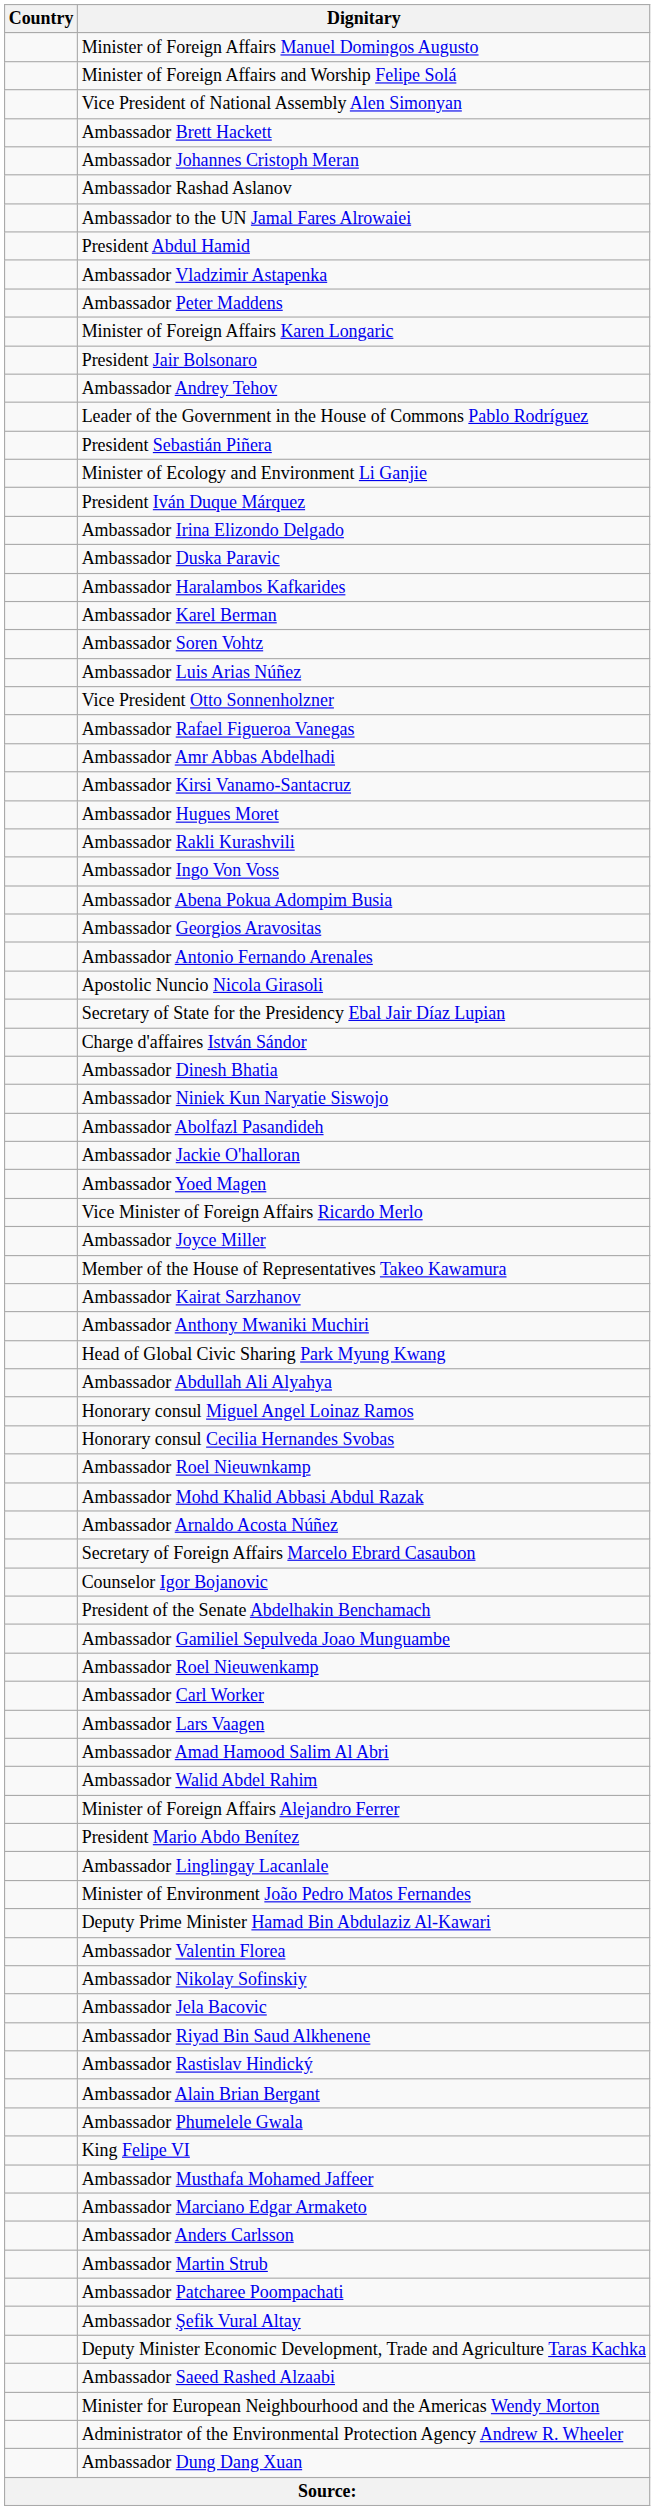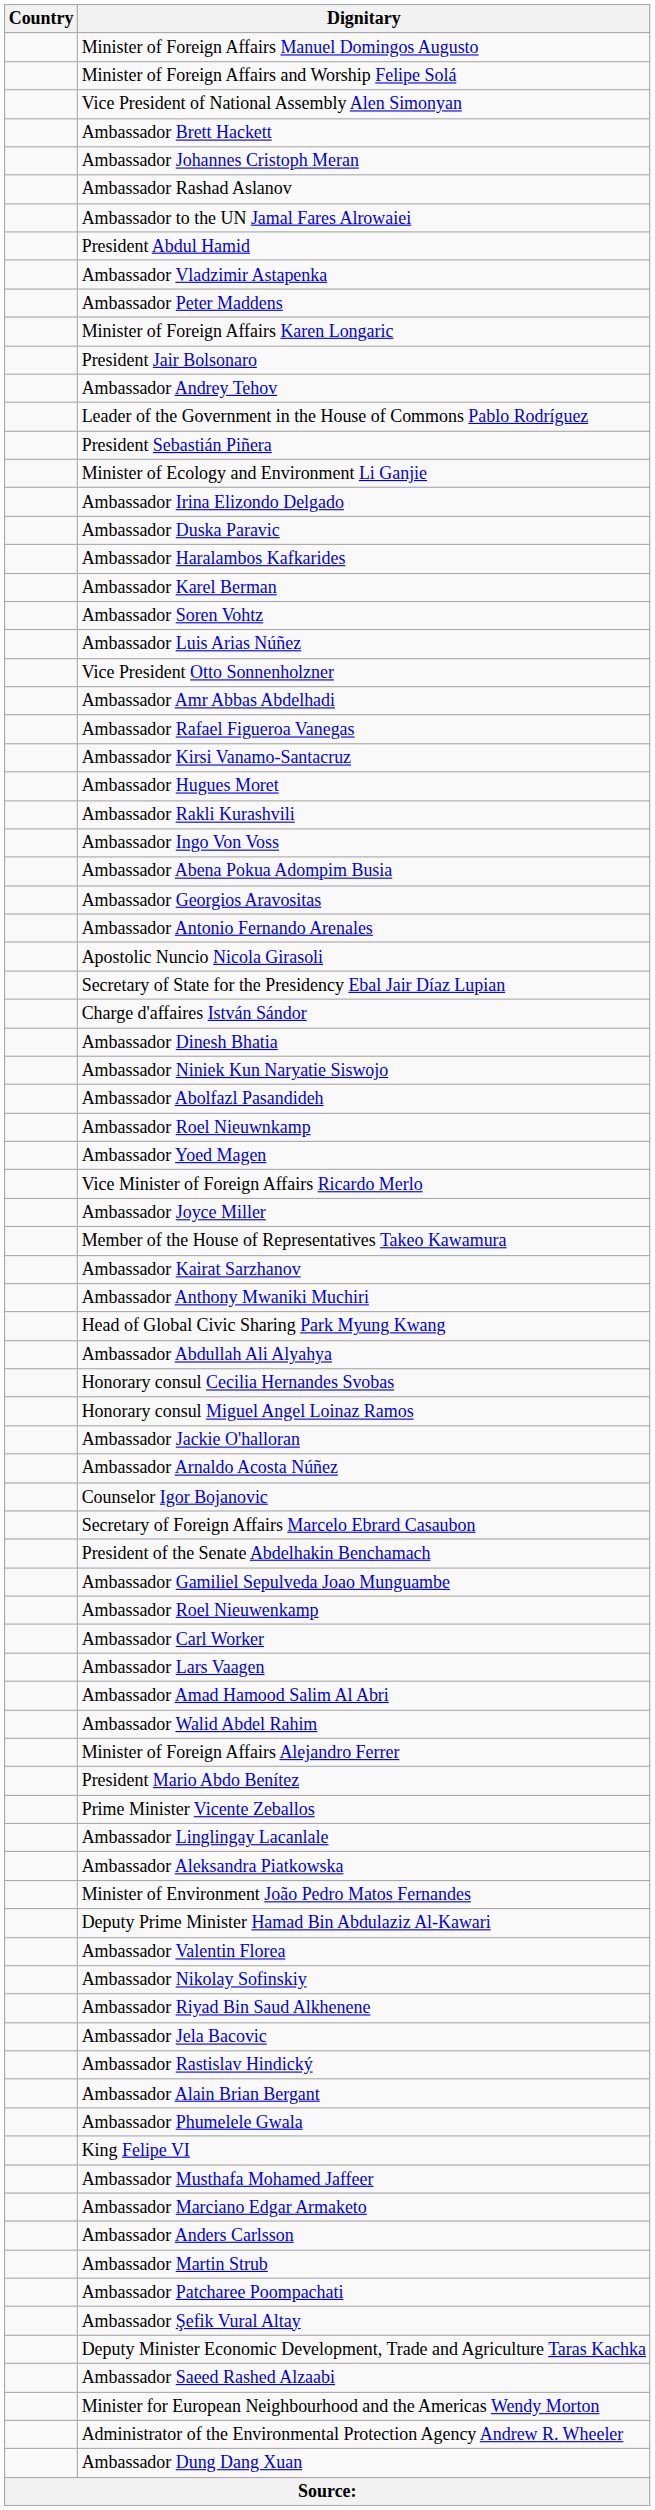- row: (193, 501)
rows swapped: (208, 757) <-> (218, 729)
rows swapped: (191, 1155) <-> (196, 1468)
rows swapped: (248, 1411) <-> (238, 1439)
- row: (253, 1496)
rows swapped: (279, 1553) <-> (175, 1581)
+ row: (198, 1809)
+ row: (213, 1866)
rows swapped: (226, 2036) <-> (174, 2008)
